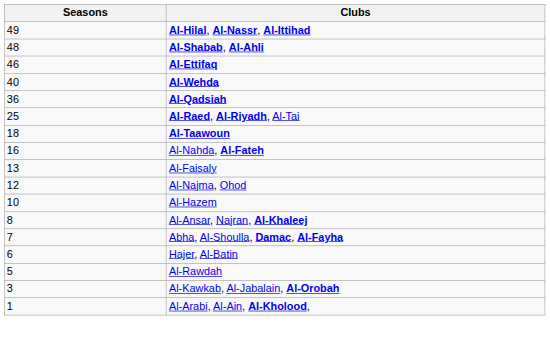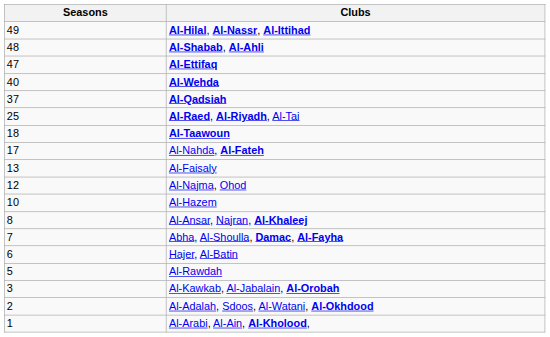(13, 64) 46 -> (13, 64) 47
(13, 99) 36 -> (13, 99) 37
(13, 151) 16 -> (13, 151) 17
+ row: (271, 306)
